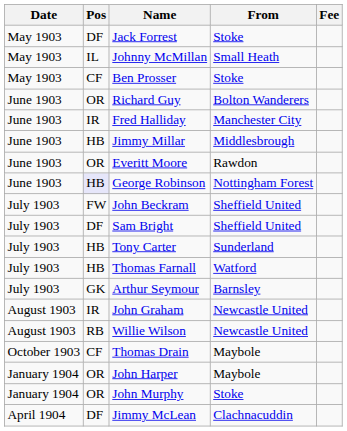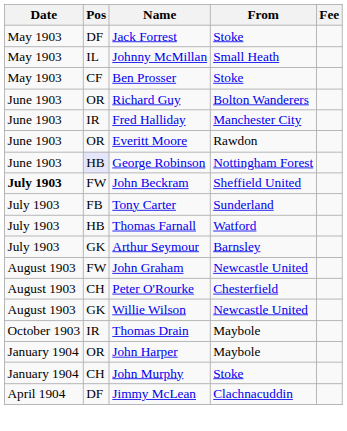- row: (149, 141)
(33, 204) normal -> (35, 183) bold
- row: (143, 225)
(95, 246) HB -> (94, 204) FB
(93, 309) IR -> (96, 267) FW
+ row: (153, 288)
(95, 330) RB -> (96, 309) GK
(94, 352) CF -> (93, 330) IR
(95, 394) OR -> (95, 373) CH
